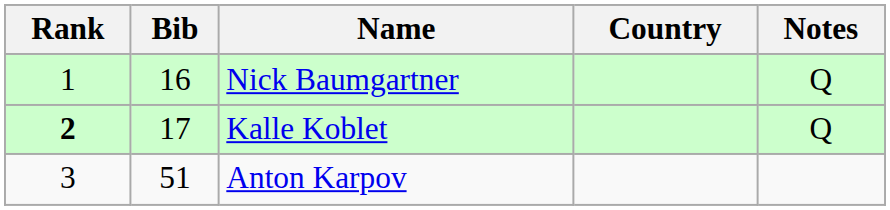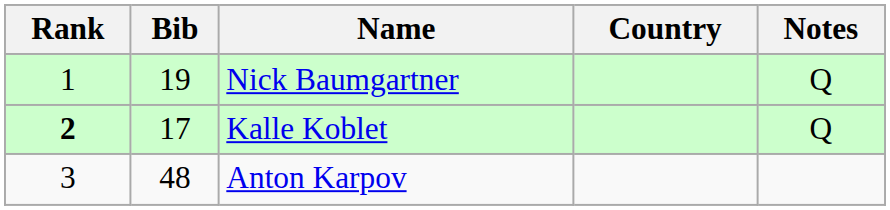(175, 79) 16 -> (175, 79) 19
(175, 178) 51 -> (175, 178) 48
